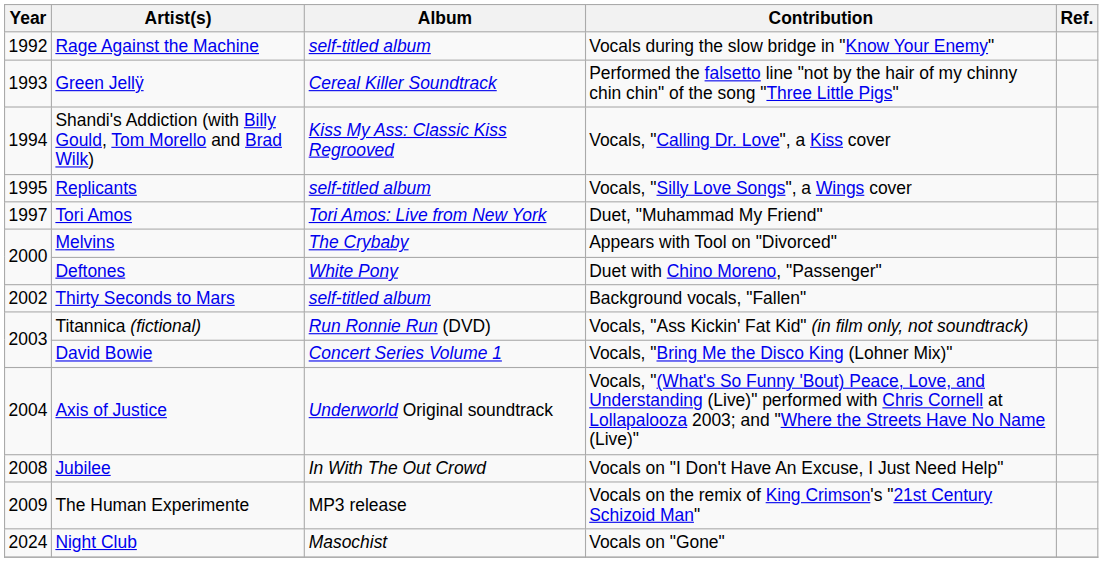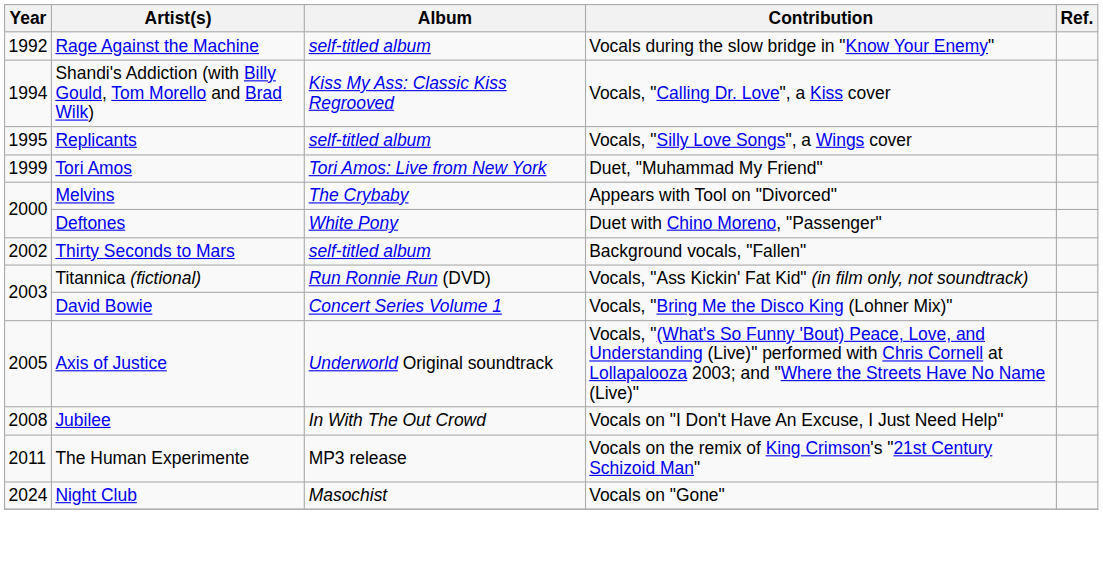- row: (100, 83)
(28, 215) 1997 -> (28, 168) 1999
(28, 410) 2004 -> (28, 363) 2005
(28, 505) 2009 -> (27, 458) 2011
